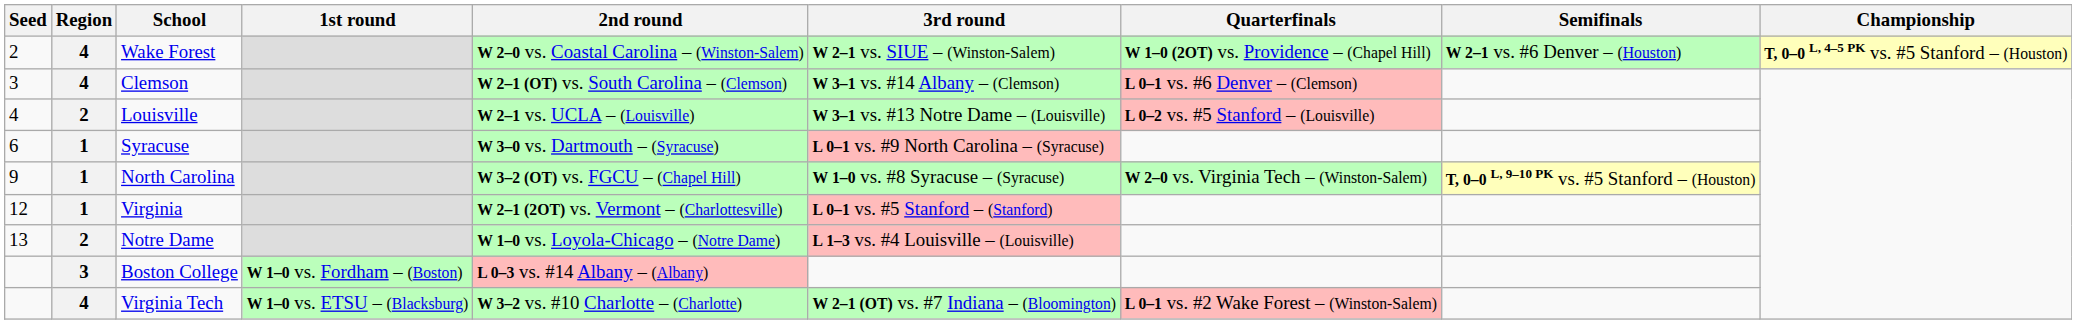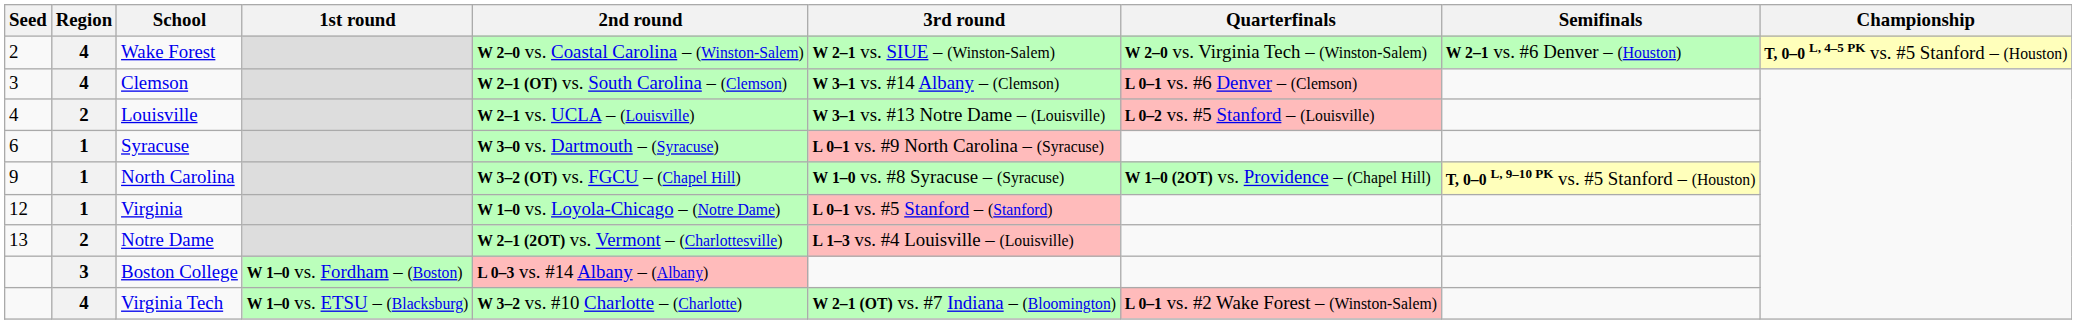(1278, 52) W 1–0 (2OT) vs. Providence – (Chapel Hill) -> (1276, 52) W 2–0 vs. Virginia Tech – (Winston-Salem)
(1276, 177) W 2–0 vs. Virginia Tech – (Winston-Salem) -> (1278, 177) W 1–0 (2OT) vs. Providence – (Chapel Hill)
(630, 209) W 2–1 (2OT) vs. Vermont – (Charlottesville) -> (629, 209) W 1–0 vs. Loyola-Chicago – (Notre Dame)
(629, 240) W 1–0 vs. Loyola-Chicago – (Notre Dame) -> (630, 240) W 2–1 (2OT) vs. Vermont – (Charlottesville)
